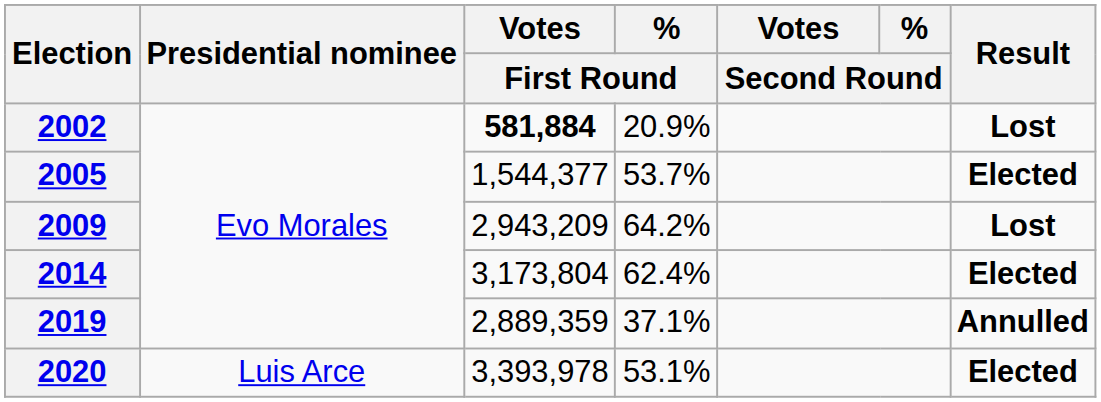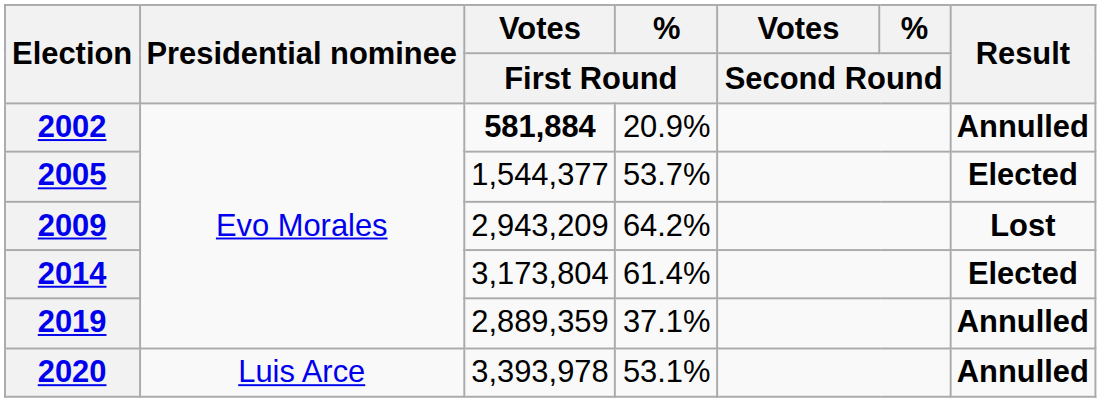(1023, 126) Lost -> (1023, 126) Annulled
(667, 273) 62.4% -> (667, 273) 61.4%
(1023, 371) Elected -> (1023, 371) Annulled
